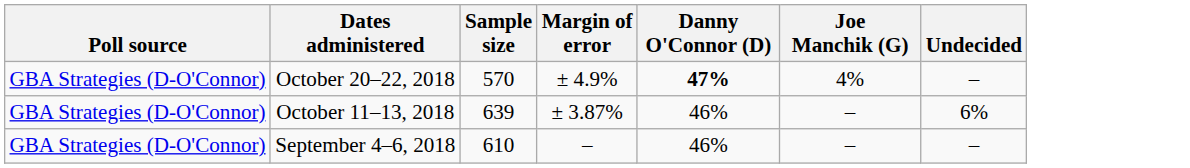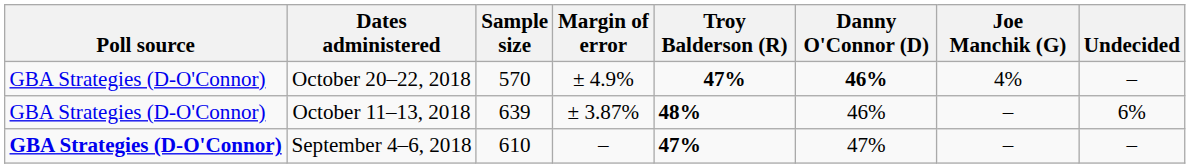+ column: (725, 33)
(708, 78) 47% -> (866, 78) 46%
(138, 145) normal -> (146, 145) bold
(708, 145) 46% -> (866, 145) 47%
